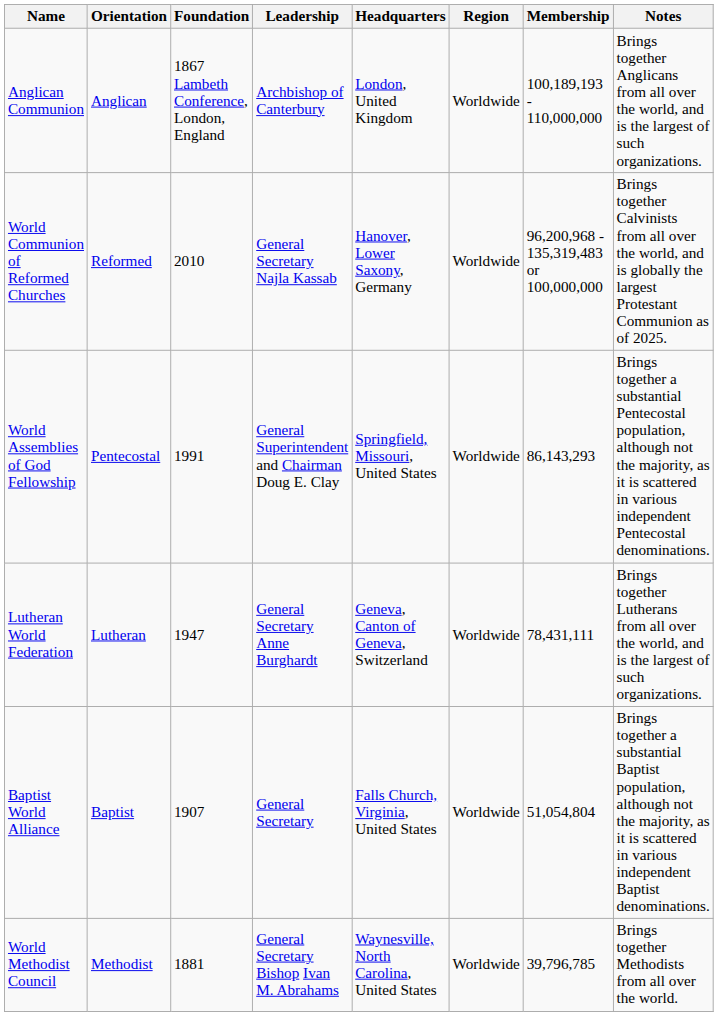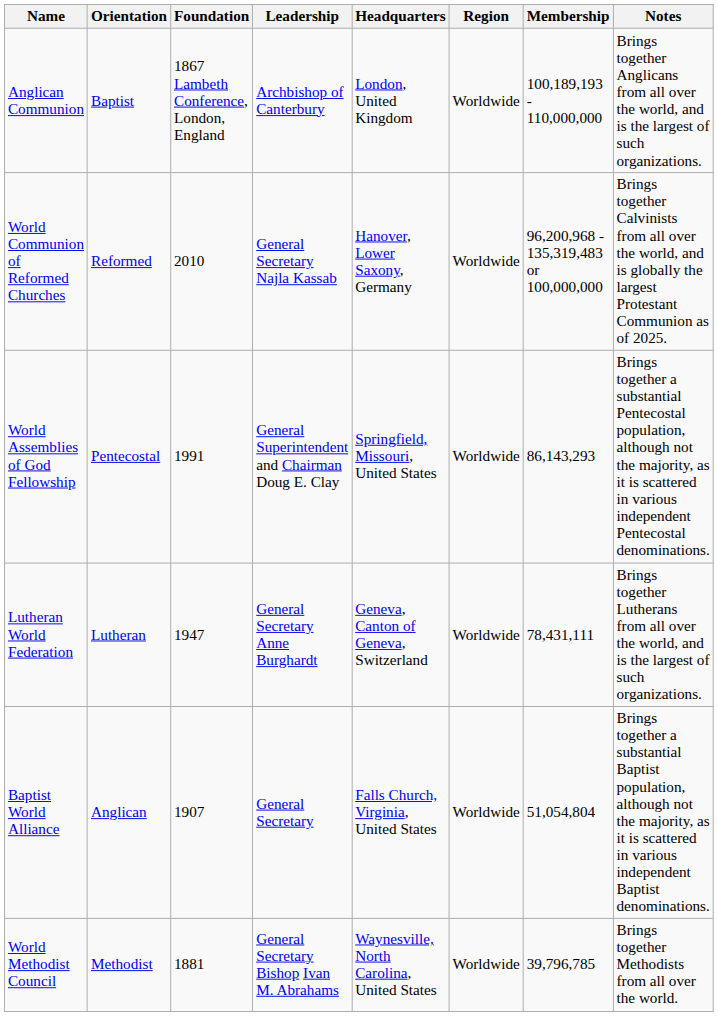(119, 100) Anglican -> (113, 100) Baptist
(113, 812) Baptist -> (119, 812) Anglican
